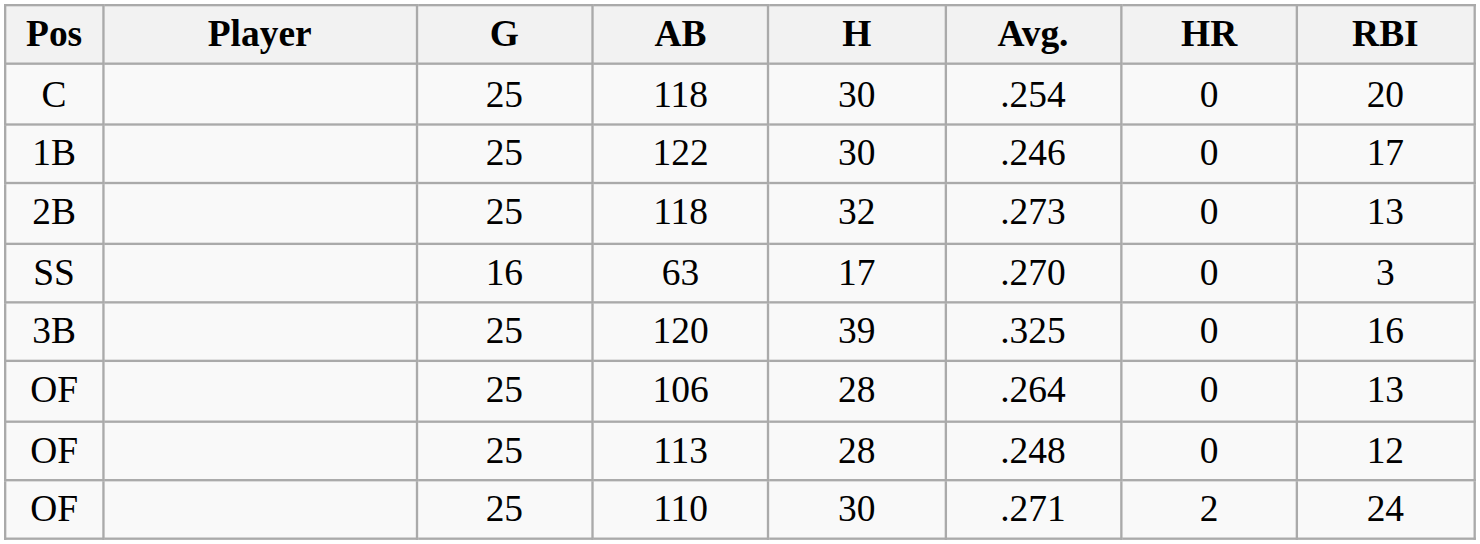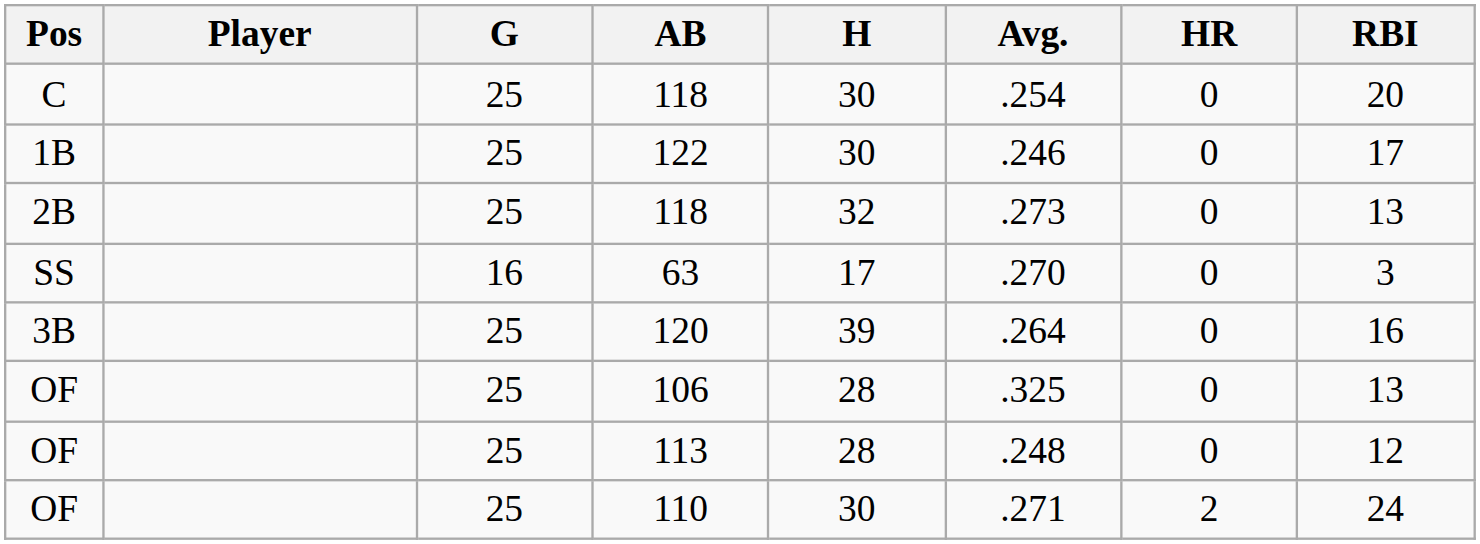(1033, 331) .325 -> (1033, 331) .264
(1033, 390) .264 -> (1033, 390) .325
